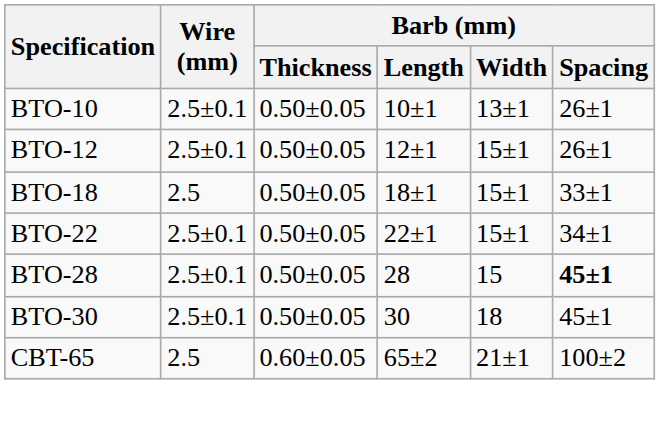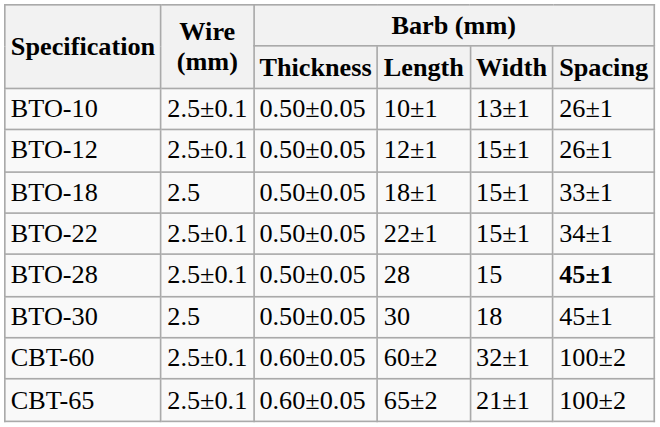(207, 316) 2.5±0.1 -> (184, 316) 2.5
+ row: (53, 358)
(184, 358) 2.5 -> (207, 399) 2.5±0.1
